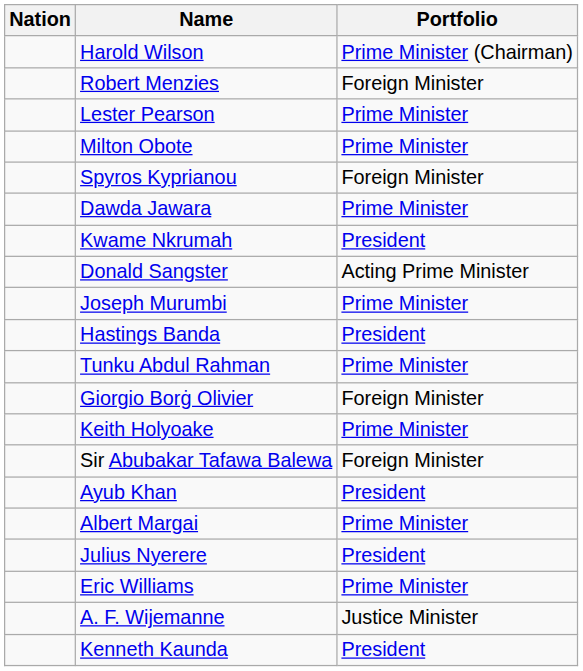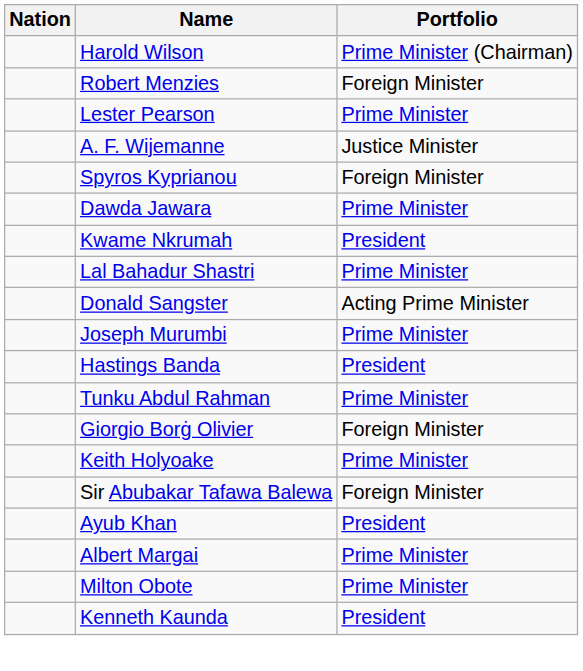rows swapped: (152, 618) <-> (136, 146)
+ row: (167, 271)
- row: (143, 555)
- row: (137, 586)
